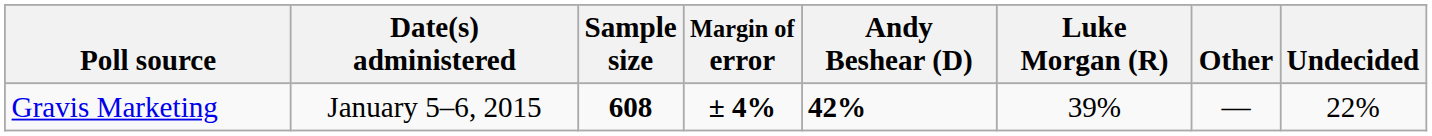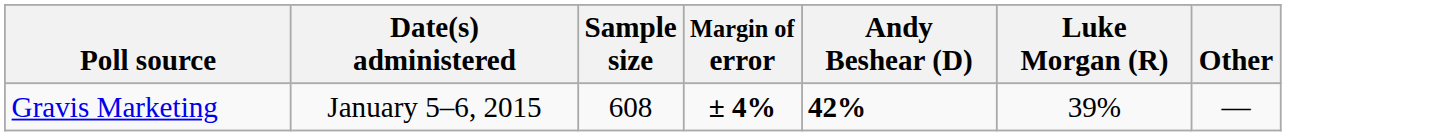- column: (1353, 60)
(631, 106) bold -> (631, 106) normal
